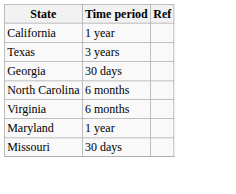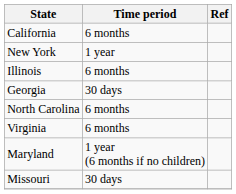(100, 33) 1 year -> (107, 33) 6 months
- row: (21, 52)
+ row: (31, 52)
+ row: (24, 71)
(100, 128) 1 year -> (145, 153) 1 year (6 months if no children)
